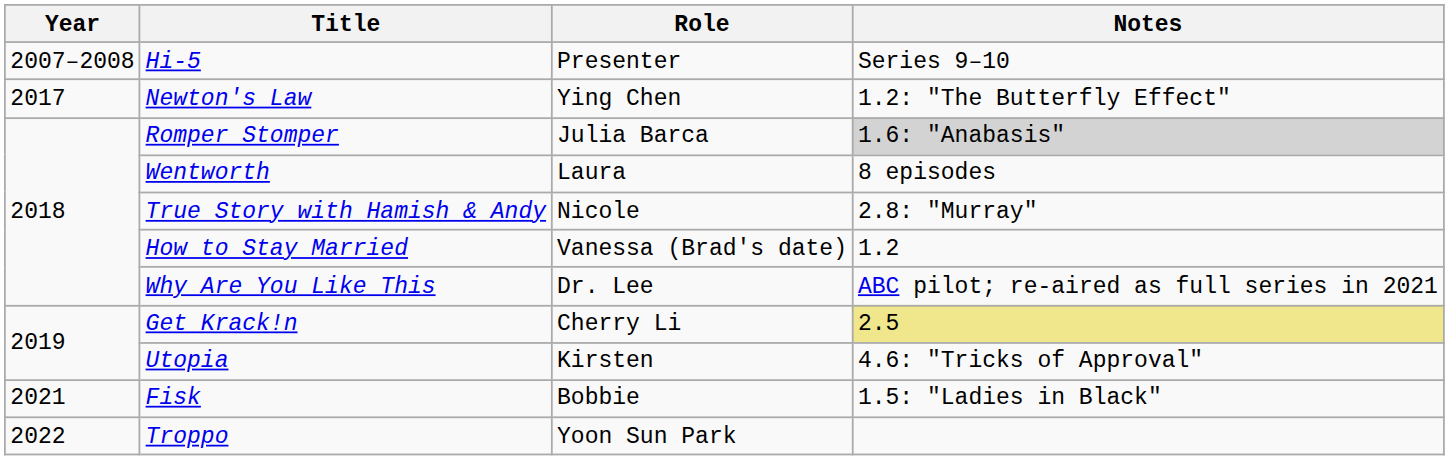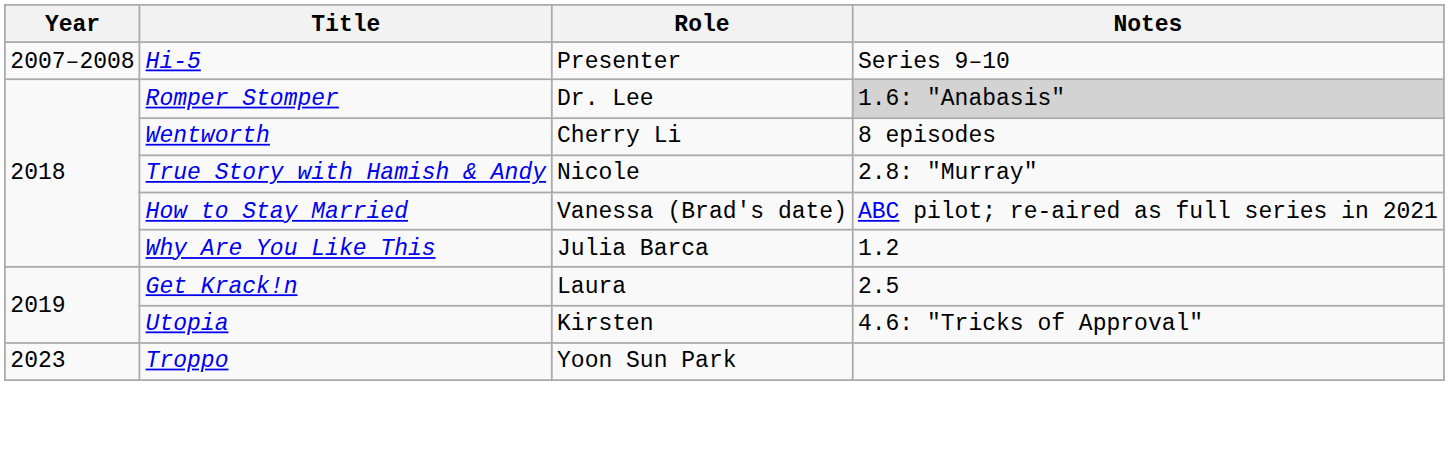- row: (228, 99)
(633, 136) Julia Barca -> (605, 99) Dr. Lee
(592, 174) Laura -> (619, 136) Cherry Li
(879, 249) 1.2 -> (1148, 211) ABC pilot; re-aired as full series in 2021
(605, 286) Dr. Lee -> (633, 249) Julia Barca
(1148, 286) ABC pilot; re-aired as full series in 2021 -> (879, 249) 1.2
(619, 324) Cherry Li -> (592, 286) Laura
(879, 324) khaki background -> (879, 286) no background
- row: (173, 399)
(38, 436) 2022 -> (38, 361) 2023
